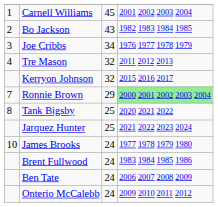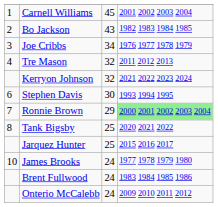(146, 78) 2015 2016 2017 -> (156, 78) 2021 2022 2023 2024
+ row: (52, 95)
(156, 128) 2021 2022 2023 2024 -> (146, 144) 2015 2016 2017
- row: (40, 177)
